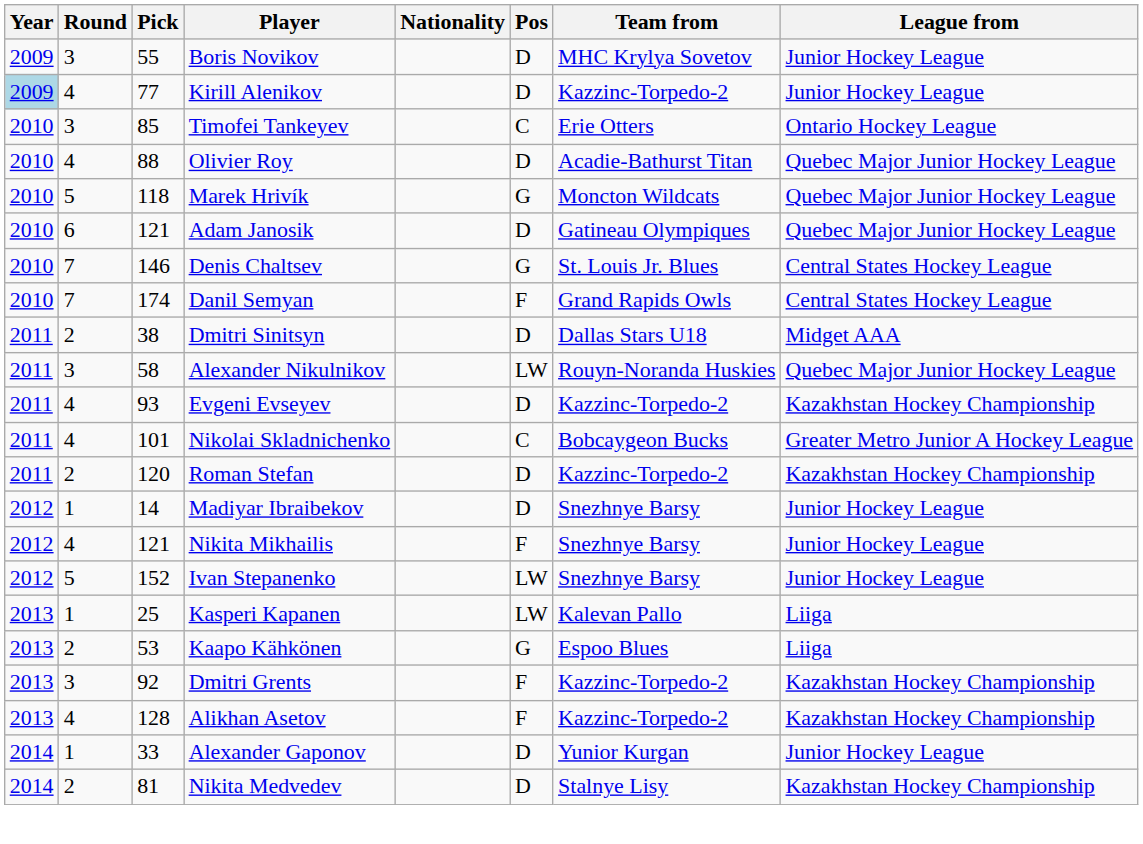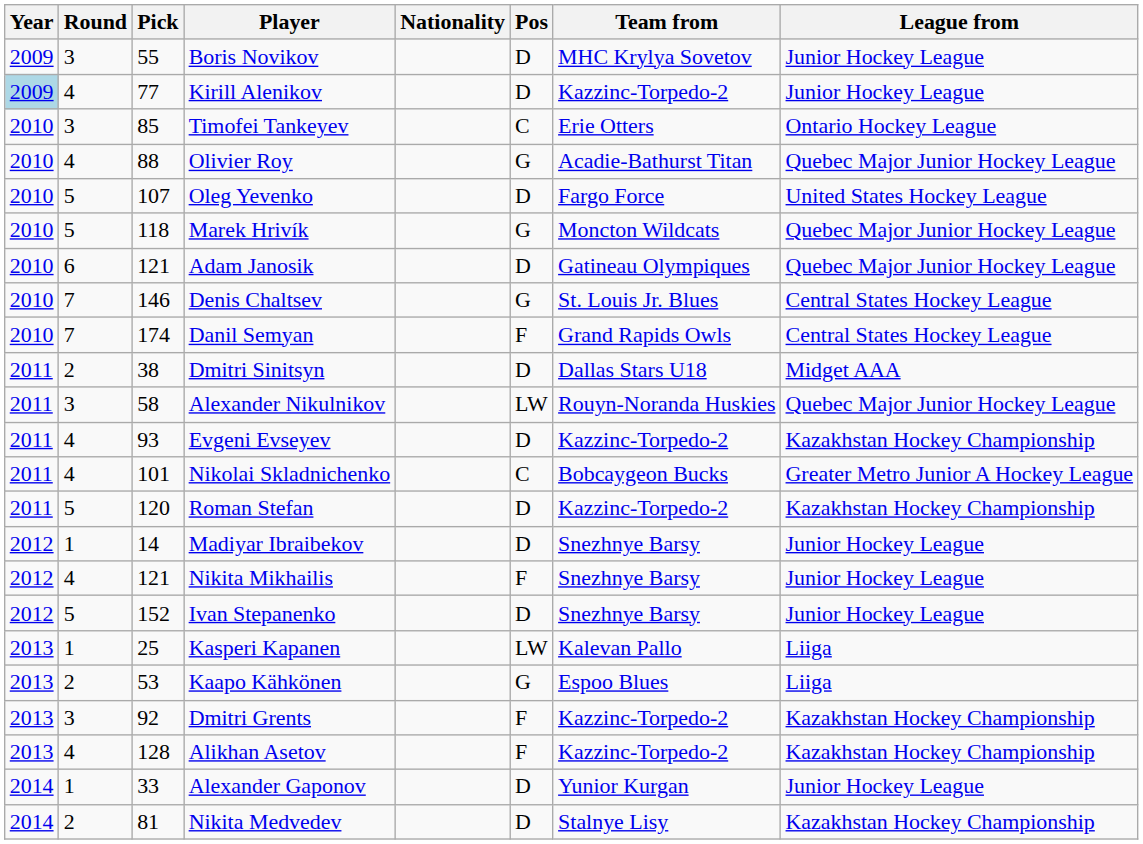(523, 160) D -> (523, 160) G
+ row: (251, 195)
(69, 473) 2 -> (69, 508) 5
(531, 578) LW -> (523, 612) D
